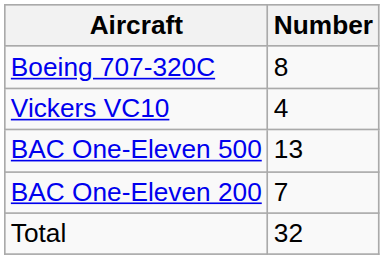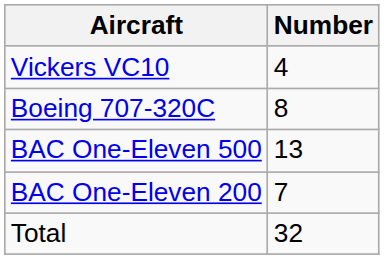rows swapped: (113, 66) <-> (90, 108)
